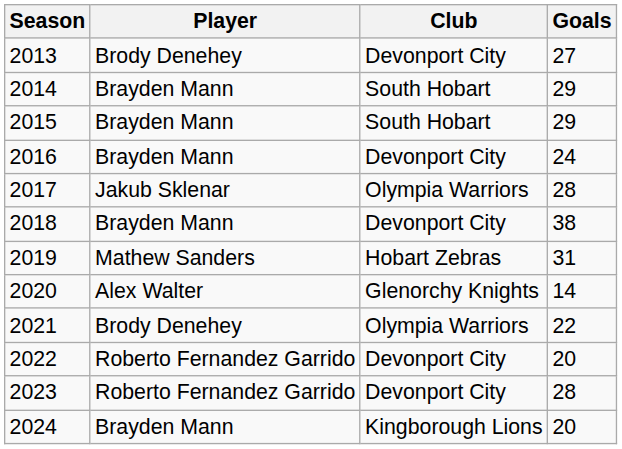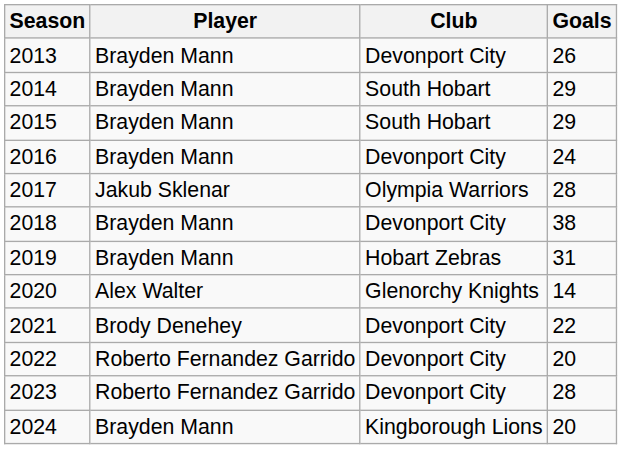(168, 55) Brody Denehey -> (164, 55) Brayden Mann
(564, 55) 27 -> (564, 55) 26
(175, 257) Mathew Sanders -> (164, 257) Brayden Mann
(447, 325) Olympia Warriors -> (435, 325) Devonport City
